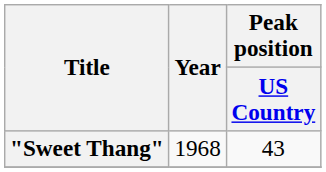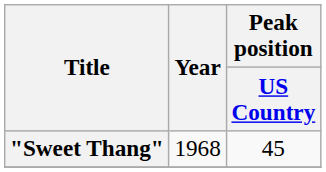(273, 148) 43 -> (273, 148) 45
